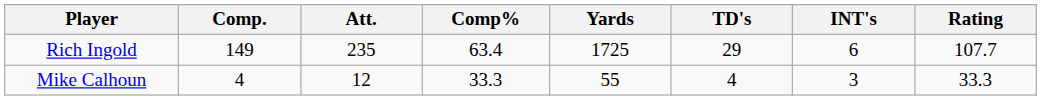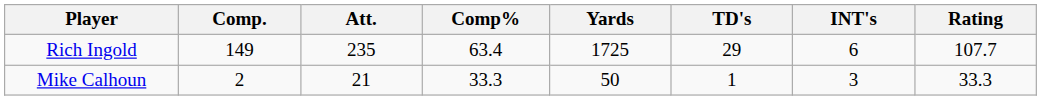(239, 79) 4 -> (239, 79) 2
(361, 79) 12 -> (361, 79) 21
(610, 79) 55 -> (610, 79) 50
(732, 79) 4 -> (732, 79) 1
